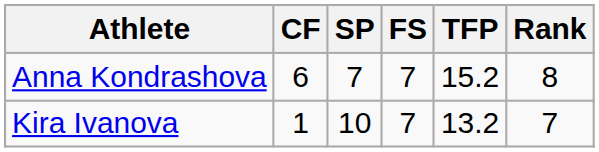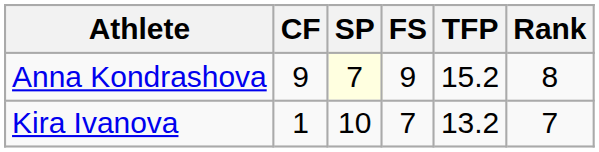(301, 76) 6 -> (301, 76) 9
(355, 76) no background -> (355, 76) lightyellow background
(408, 76) 7 -> (408, 76) 9
